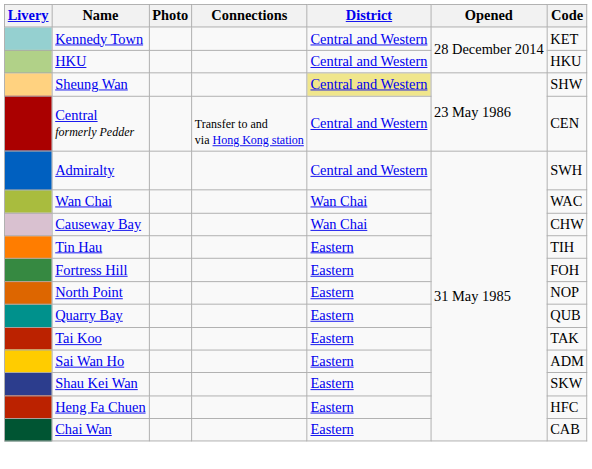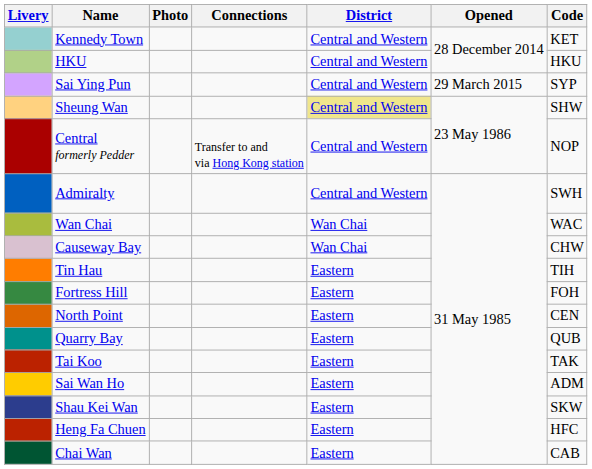+ row: (93, 84)
(565, 123) CEN -> (565, 146) NOP
(565, 292) NOP -> (565, 315) CEN
